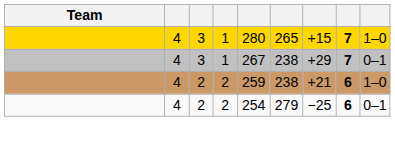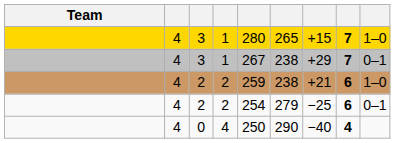+ row: (201, 127)
